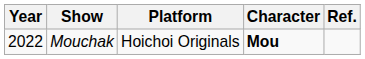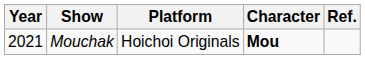(26, 41) 2022 -> (26, 41) 2021
